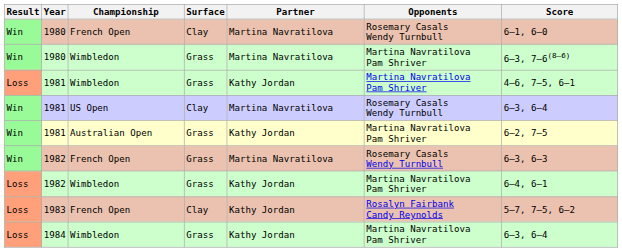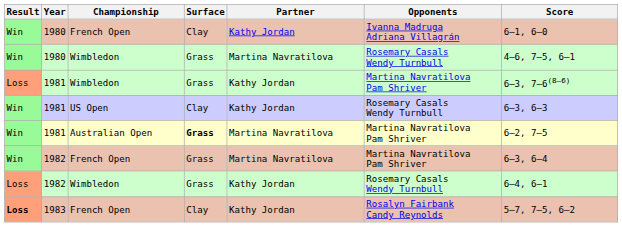(281, 32) Martina Navratilova -> (262, 32) Kathy Jordan
(407, 32) Rosemary Casals Wendy Turnbull -> (413, 32) Ivanna Madruga Adriana Villagrán
(418, 57) Martina Navratilova Pam Shriver -> (407, 57) Rosemary Casals Wendy Turnbull
(537, 57) 6–3, 7–6(8–6) -> (539, 57) 4–6, 7–5, 6–1
(539, 83) 4–6, 7–5, 6–1 -> (537, 83) 6–3, 7–6(8–6)
(281, 108) Martina Navratilova -> (262, 108) Kathy Jordan
(526, 108) 6–3, 6–4 -> (526, 108) 6–3, 6–3
(200, 133) normal -> (200, 133) bold
(262, 133) Kathy Jordan -> (281, 133) Martina Navratilova
(407, 159) Rosemary Casals Wendy Turnbull -> (418, 159) Martina Navratilova Pam Shriver
(526, 159) 6–3, 6–3 -> (526, 159) 6–3, 6–4
(418, 184) Martina Navratilova Pam Shriver -> (407, 184) Rosemary Casals Wendy Turnbull
(17, 209) normal -> (17, 209) bold
- row: (55, 234)
